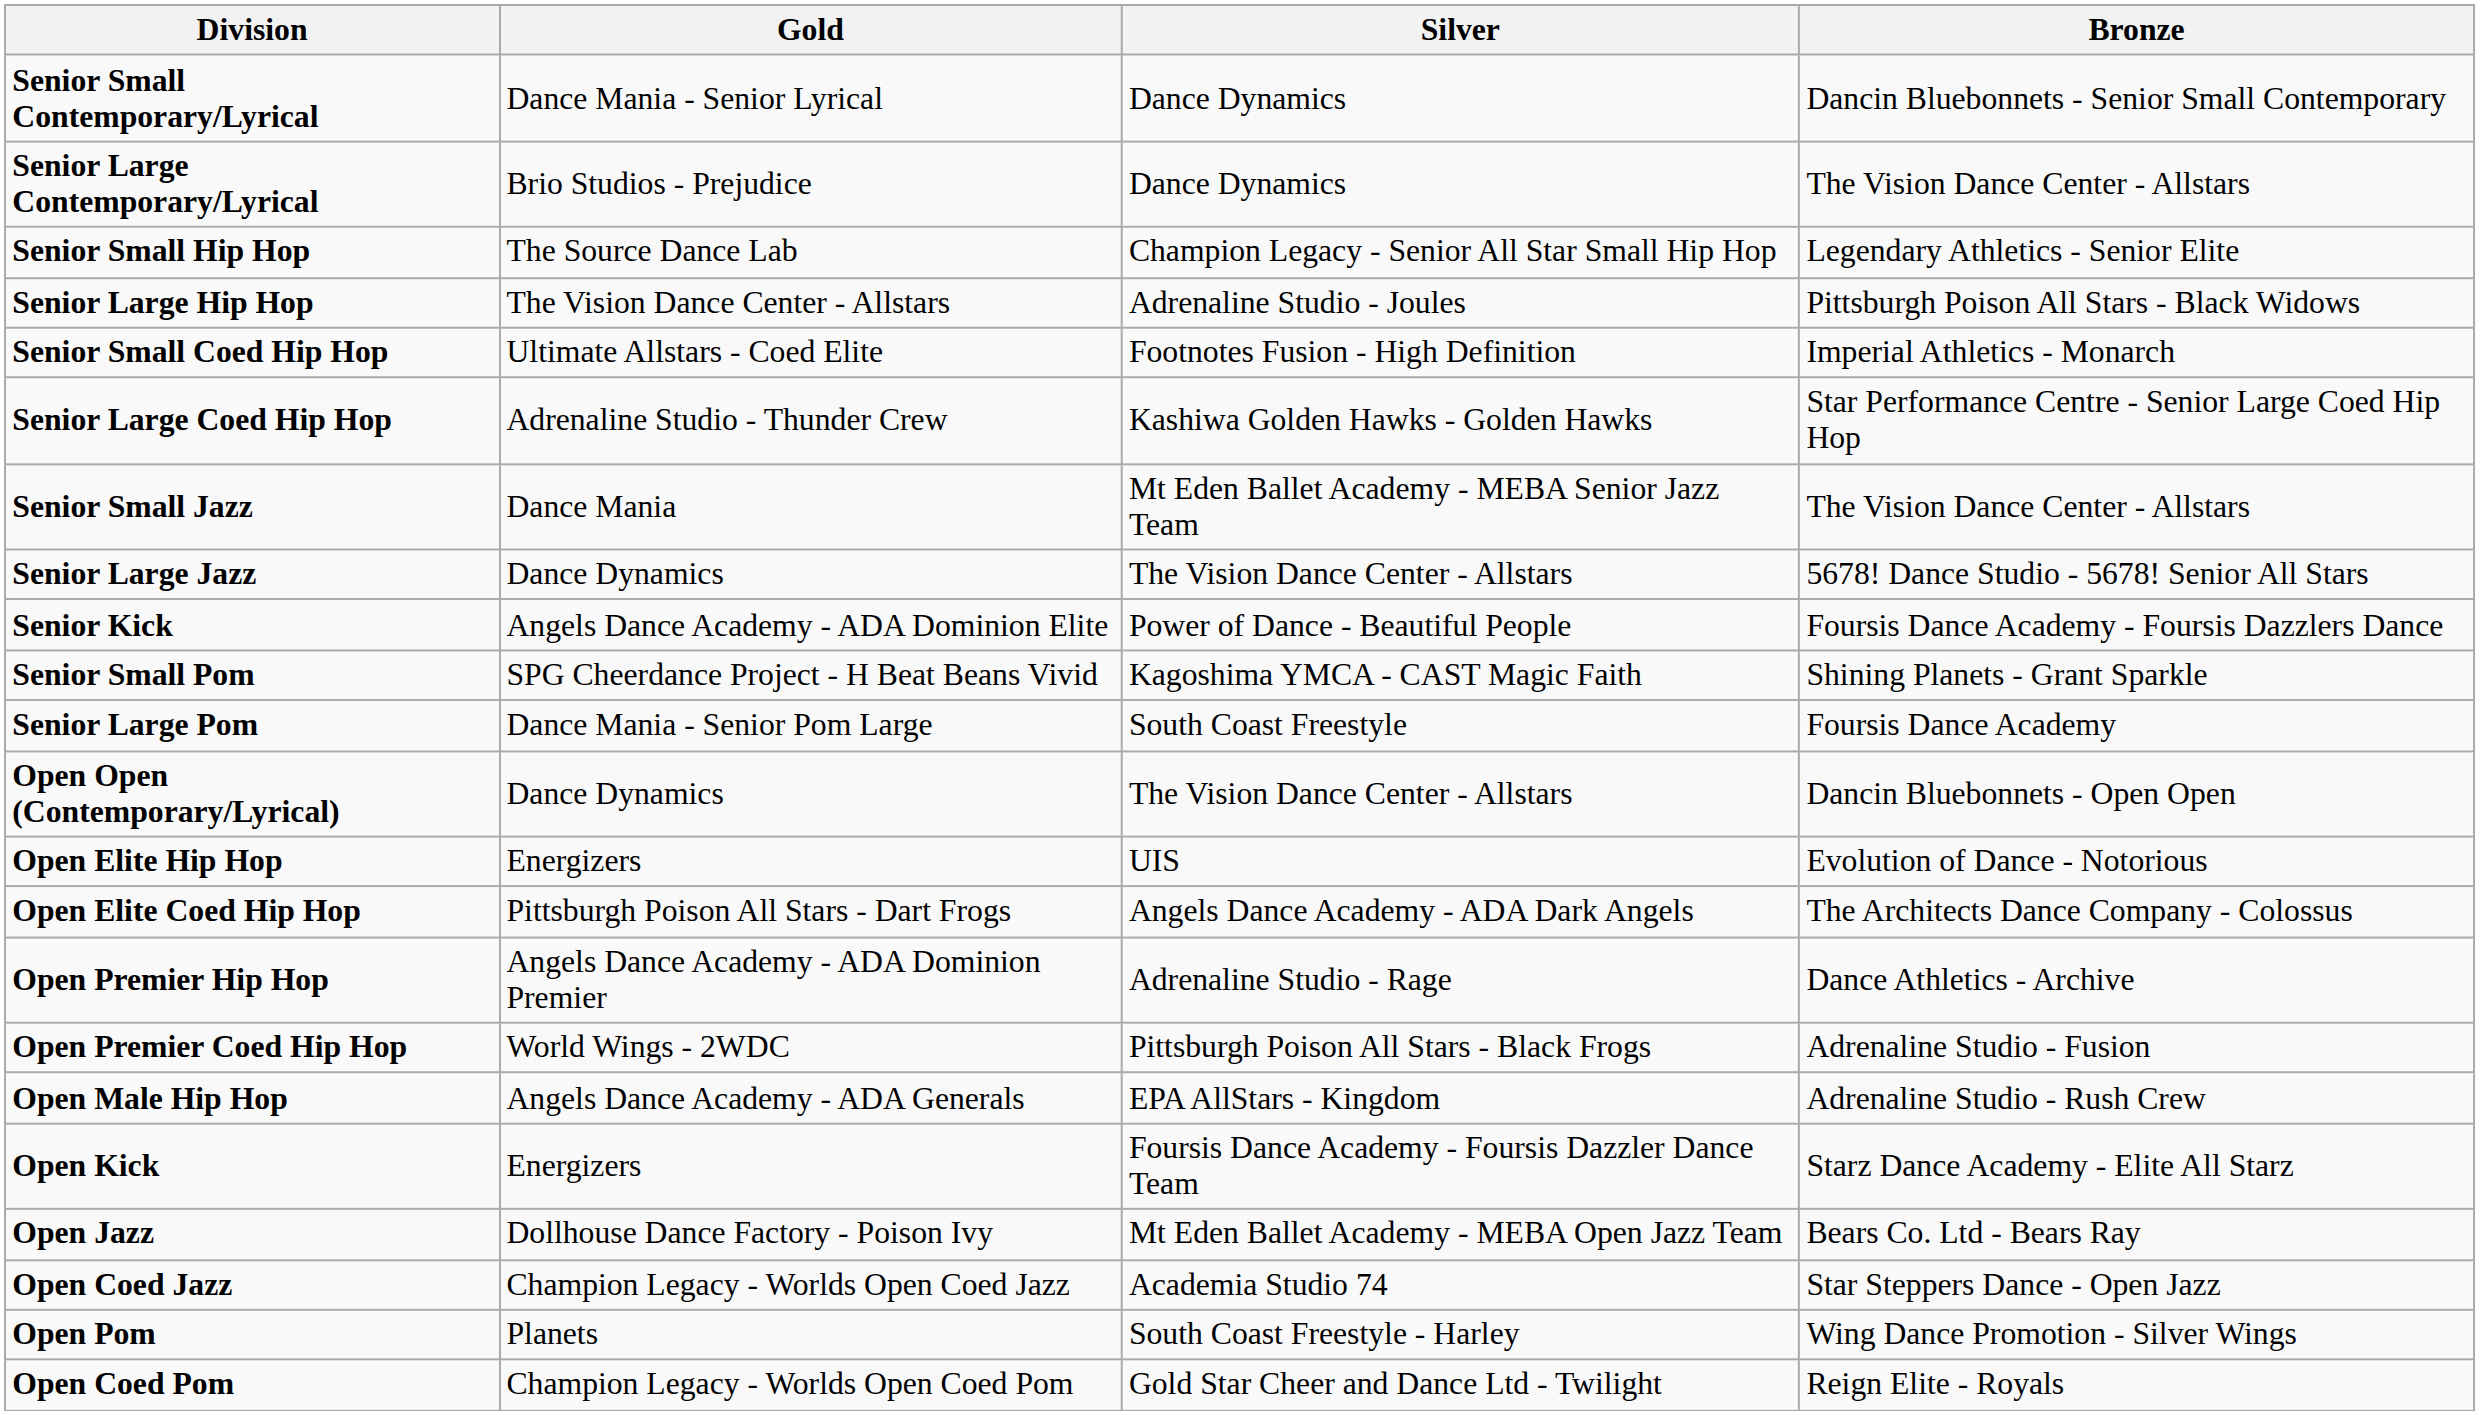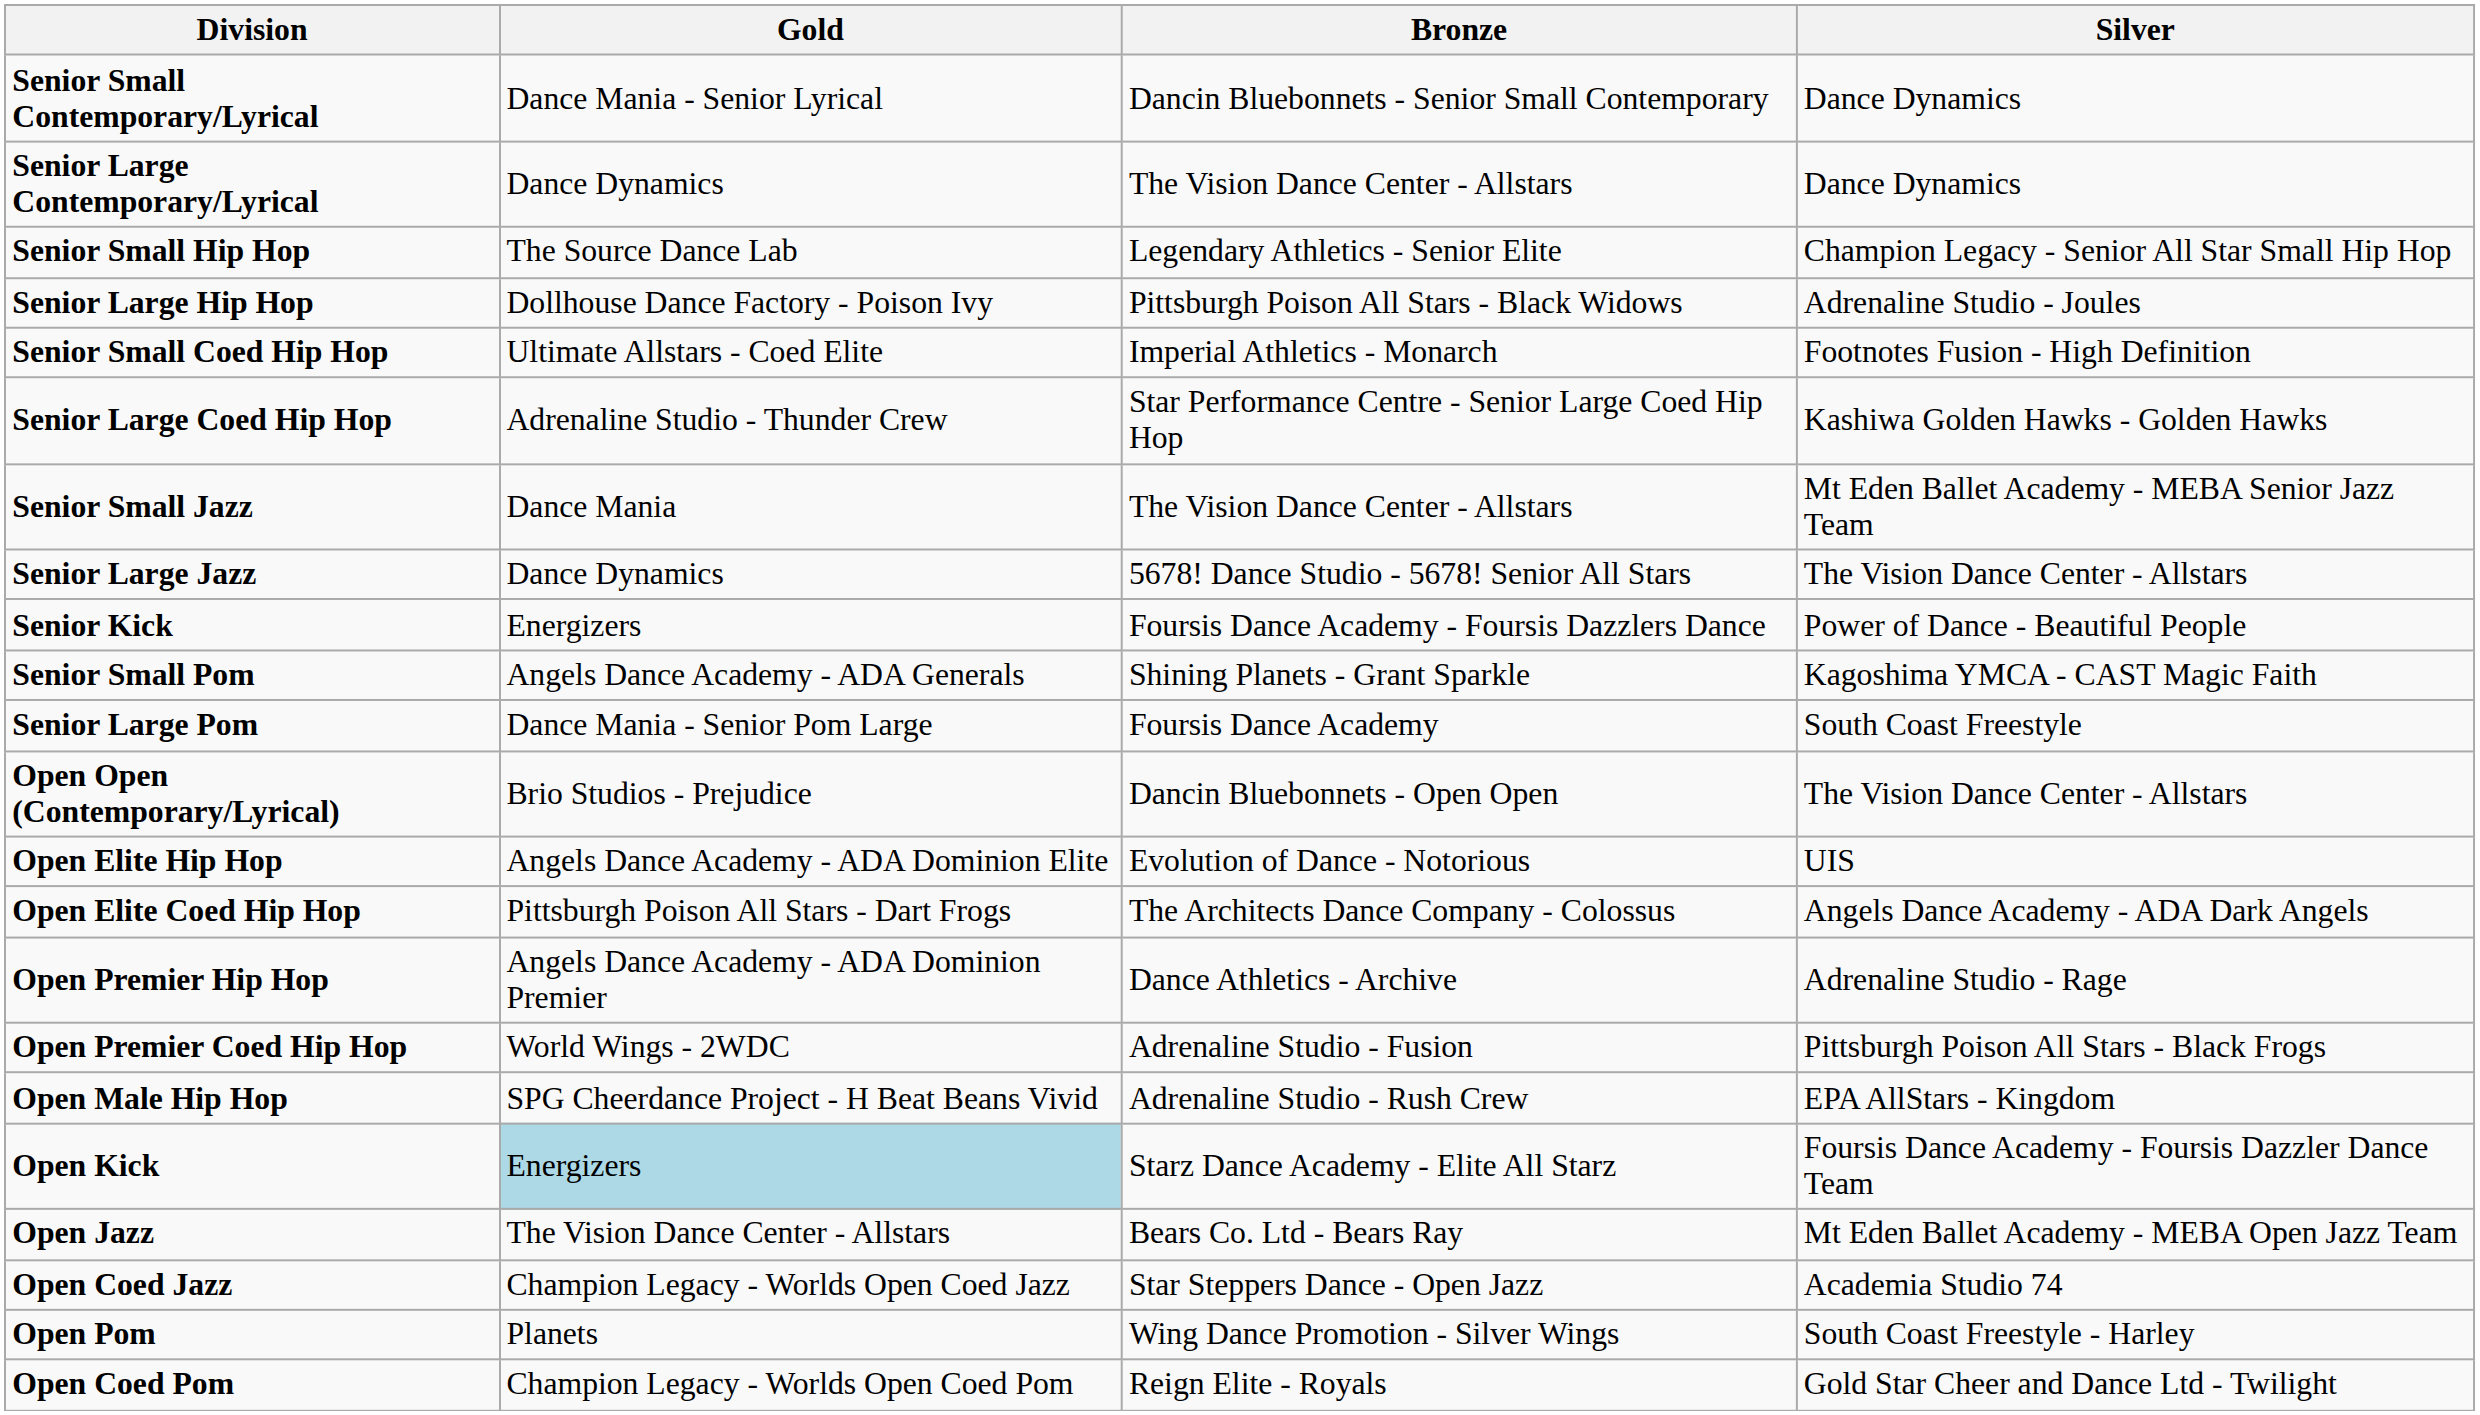columns swapped: (1460, 29) <-> (2137, 29)
(659, 183) Brio Studios - Prejudice -> (615, 183) Dance Dynamics
(728, 301) The Vision Dance Center - Allstars -> (750, 301) Dollhouse Dance Factory - Poison Ivy
(807, 624) Angels Dance Academy - ADA Dominion Elite -> (574, 624) Energizers
(802, 674) SPG Cheerdance Project - H Beat Beans Vivid -> (766, 674) Angels Dance Academy - ADA Generals
(615, 792) Dance Dynamics -> (659, 792) Brio Studios - Prejudice
(574, 860) Energizers -> (807, 860) Angels Dance Academy - ADA Dominion Elite
(766, 1097) Angels Dance Academy - ADA Generals -> (802, 1097) SPG Cheerdance Project - H Beat Beans Vivid
(574, 1165) no background -> (574, 1165) lightblue background
(750, 1233) Dollhouse Dance Factory - Poison Ivy -> (728, 1233) The Vision Dance Center - Allstars
